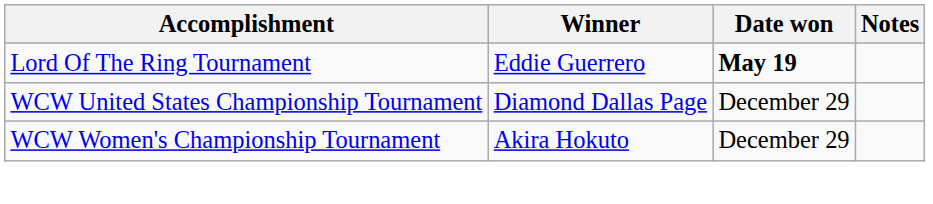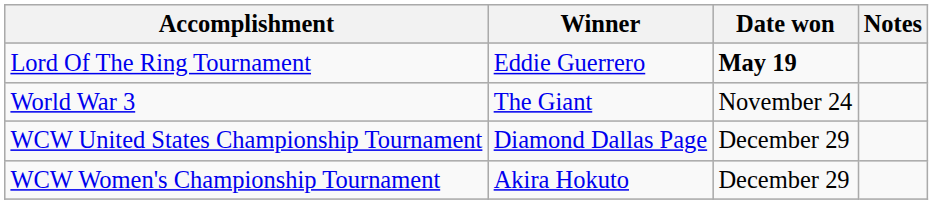+ row: (73, 101)
